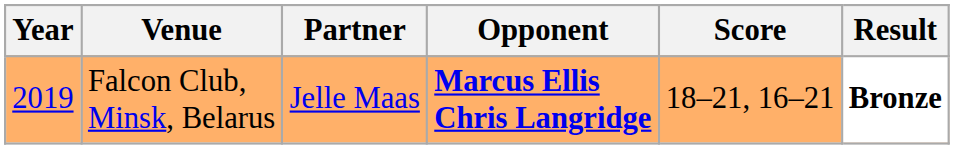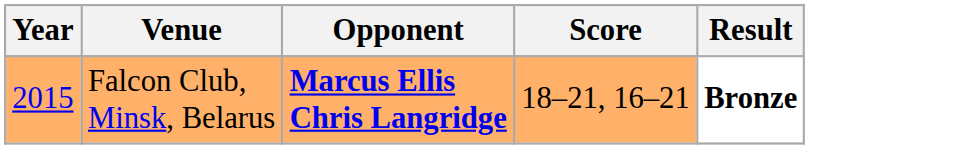- column: (355, 30)
(43, 98) 2019 -> (43, 98) 2015
